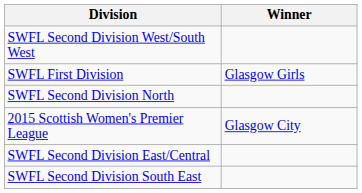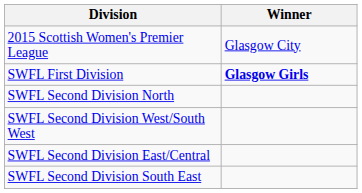rows swapped: (95, 125) <-> (106, 44)
(265, 74) normal -> (267, 74) bold
